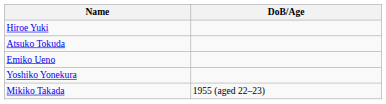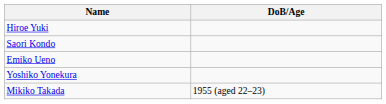- row: (36, 44)
+ row: (31, 44)
